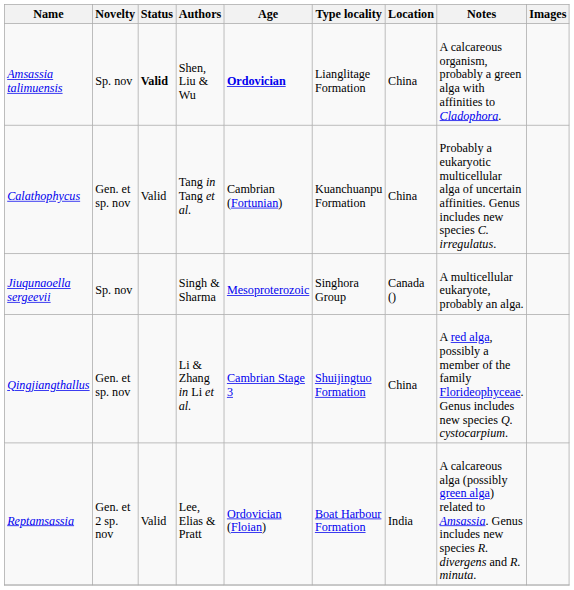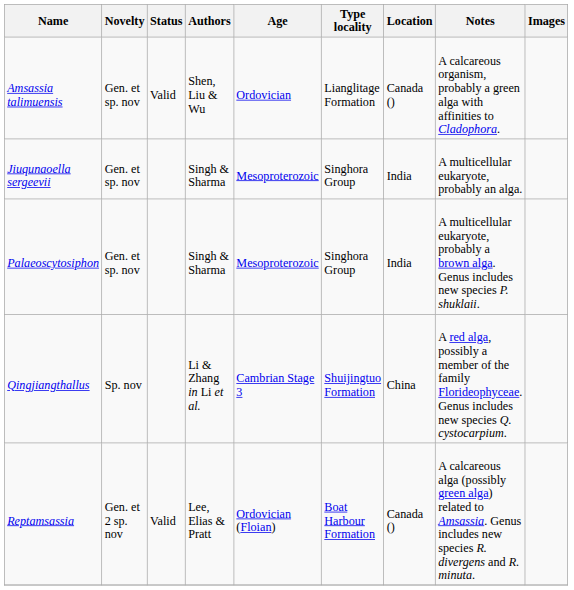(114, 81) Sp. nov -> (122, 94) Gen. et sp. nov
(154, 81) bold -> (163, 94) normal
(256, 81) bold -> (264, 94) normal
(403, 81) China -> (405, 94) Canada ()
- row: (44, 196)
(114, 290) Sp. nov -> (122, 175) Gen. et sp. nov
(406, 290) Canada () -> (399, 175) India
+ row: (53, 263)
(113, 385) Gen. et sp. nov -> (123, 385) Sp. nov
(401, 520) India -> (405, 520) Canada ()
